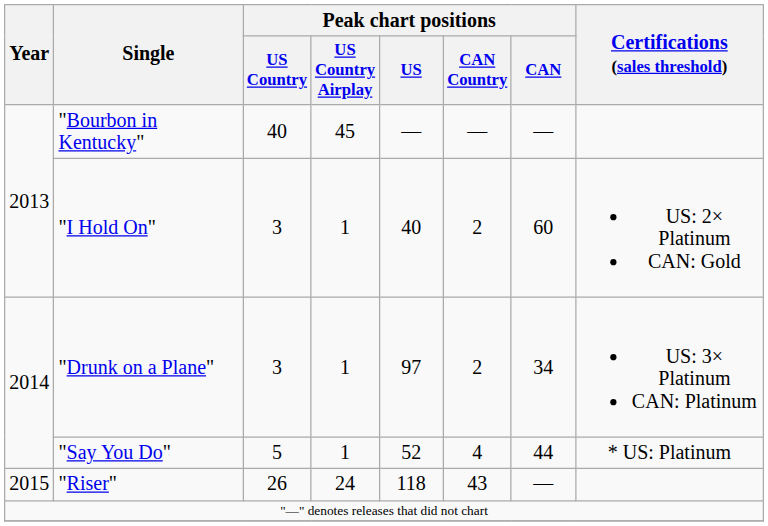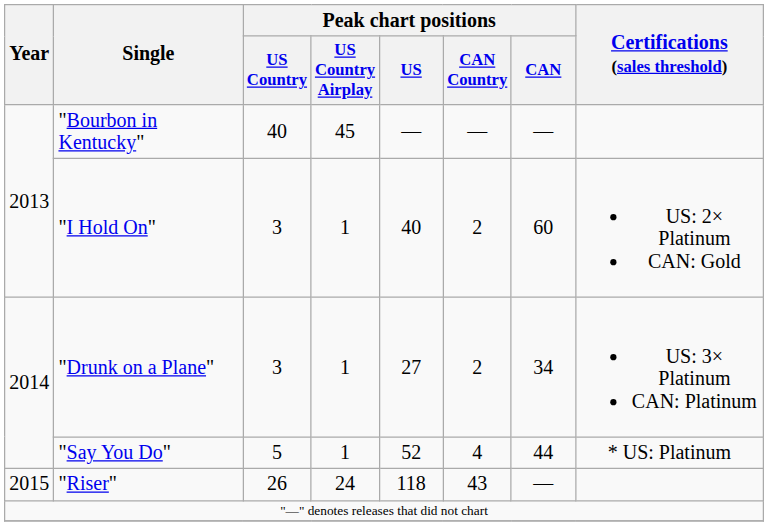(411, 367) 97 -> (411, 367) 27
